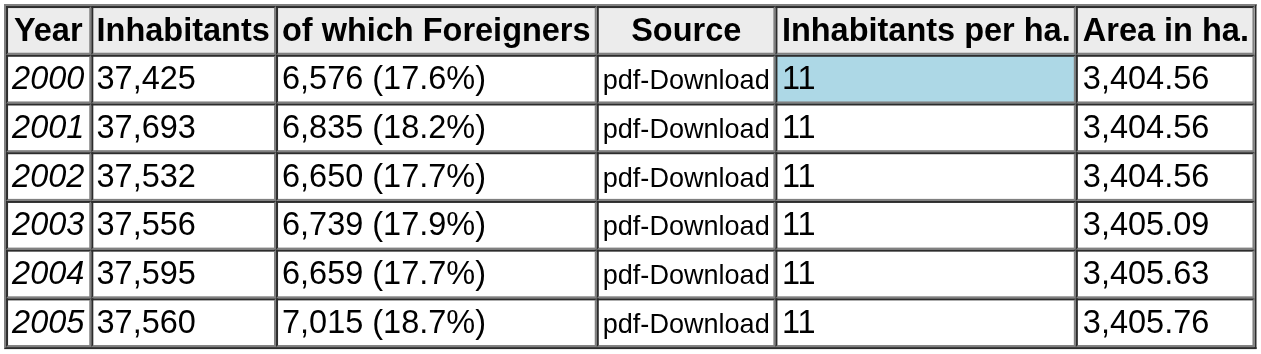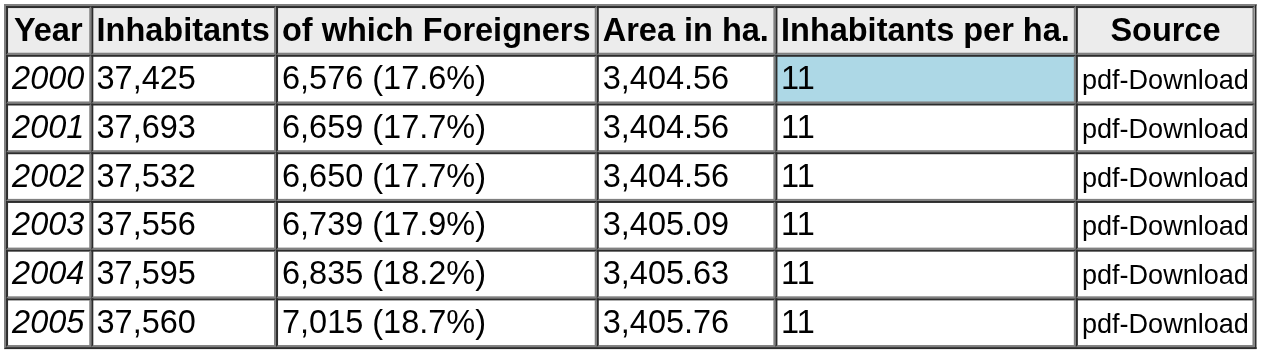columns swapped: (1166, 29) <-> (686, 29)
(384, 127) 6,835 (18.2%) -> (384, 127) 6,659 (17.7%)
(384, 273) 6,659 (17.7%) -> (384, 273) 6,835 (18.2%)
